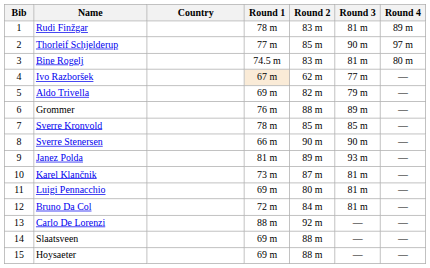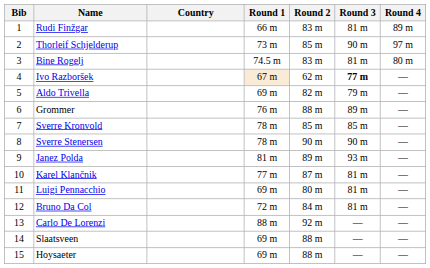(267, 28) 78 m -> (267, 28) 66 m
(267, 44) 77 m -> (267, 44) 73 m
(358, 77) normal -> (358, 77) bold
(267, 141) 66 m -> (267, 141) 78 m
(267, 174) 73 m -> (267, 174) 77 m
